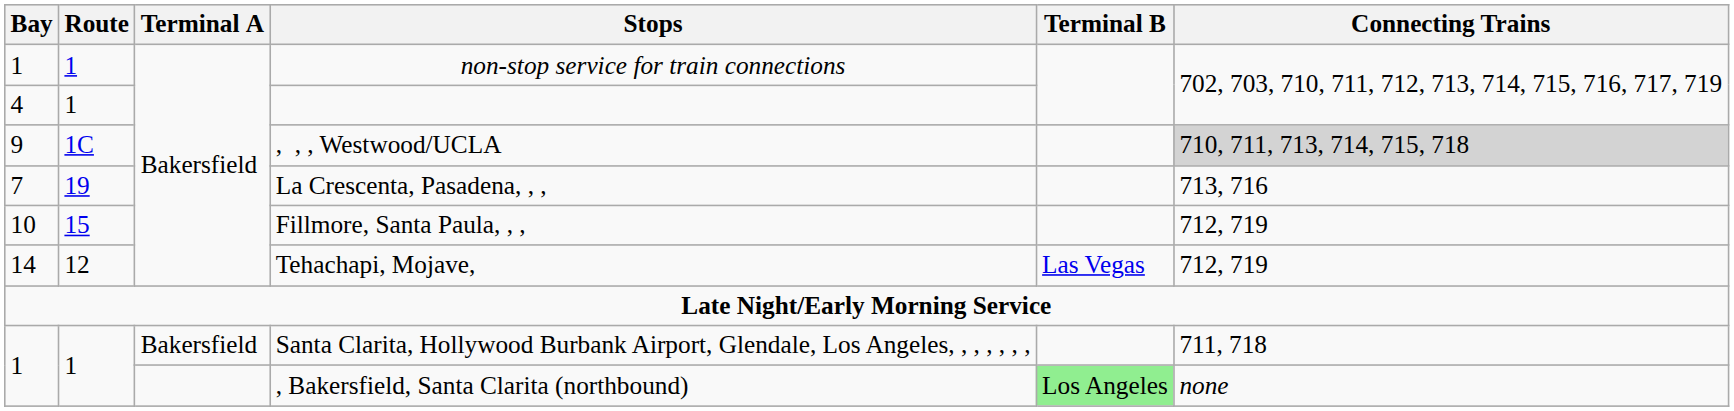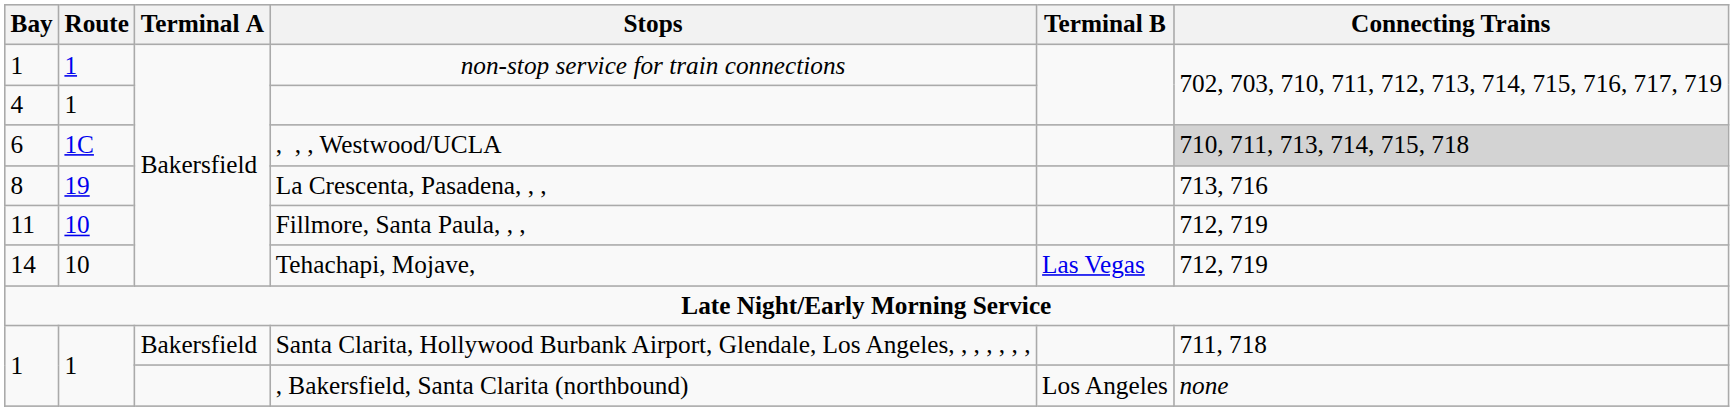(17, 144) 9 -> (17, 144) 6
(17, 184) 7 -> (17, 184) 8
(23, 225) 10 -> (23, 225) 11
(77, 225) 15 -> (77, 225) 10
(77, 265) 12 -> (77, 265) 10
(1105, 385) lightgreen background -> (1105, 385) no background
